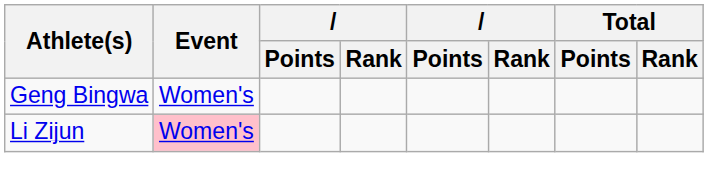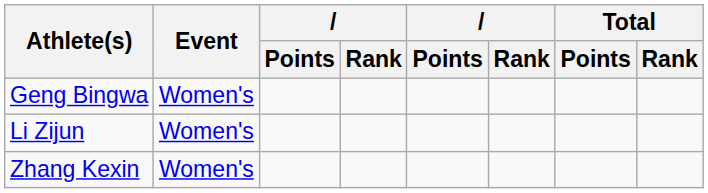(206, 132) pink background -> (206, 132) no background
+ row: (75, 168)
